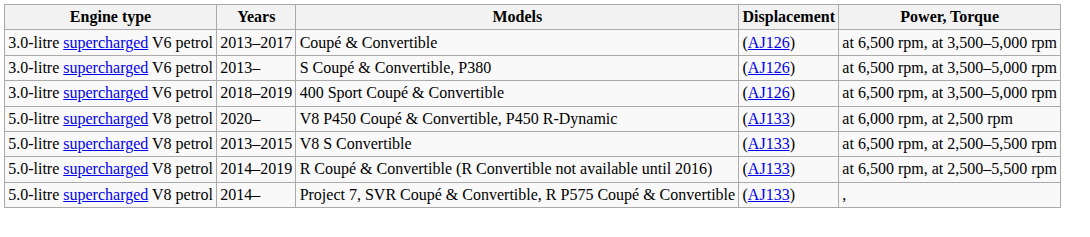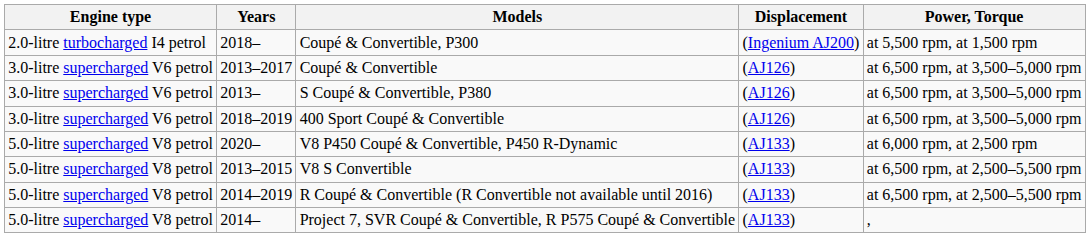+ row: (389, 42)
